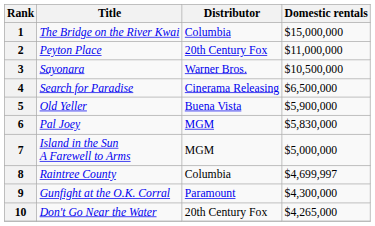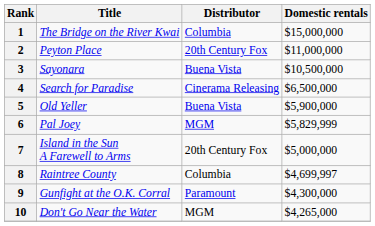(216, 69) Warner Bros. -> (213, 69) Buena Vista
(311, 124) $5,830,000 -> (311, 124) $5,829,999
(199, 149) MGM -> (226, 149) 20th Century Fox
(226, 212) 20th Century Fox -> (199, 212) MGM
